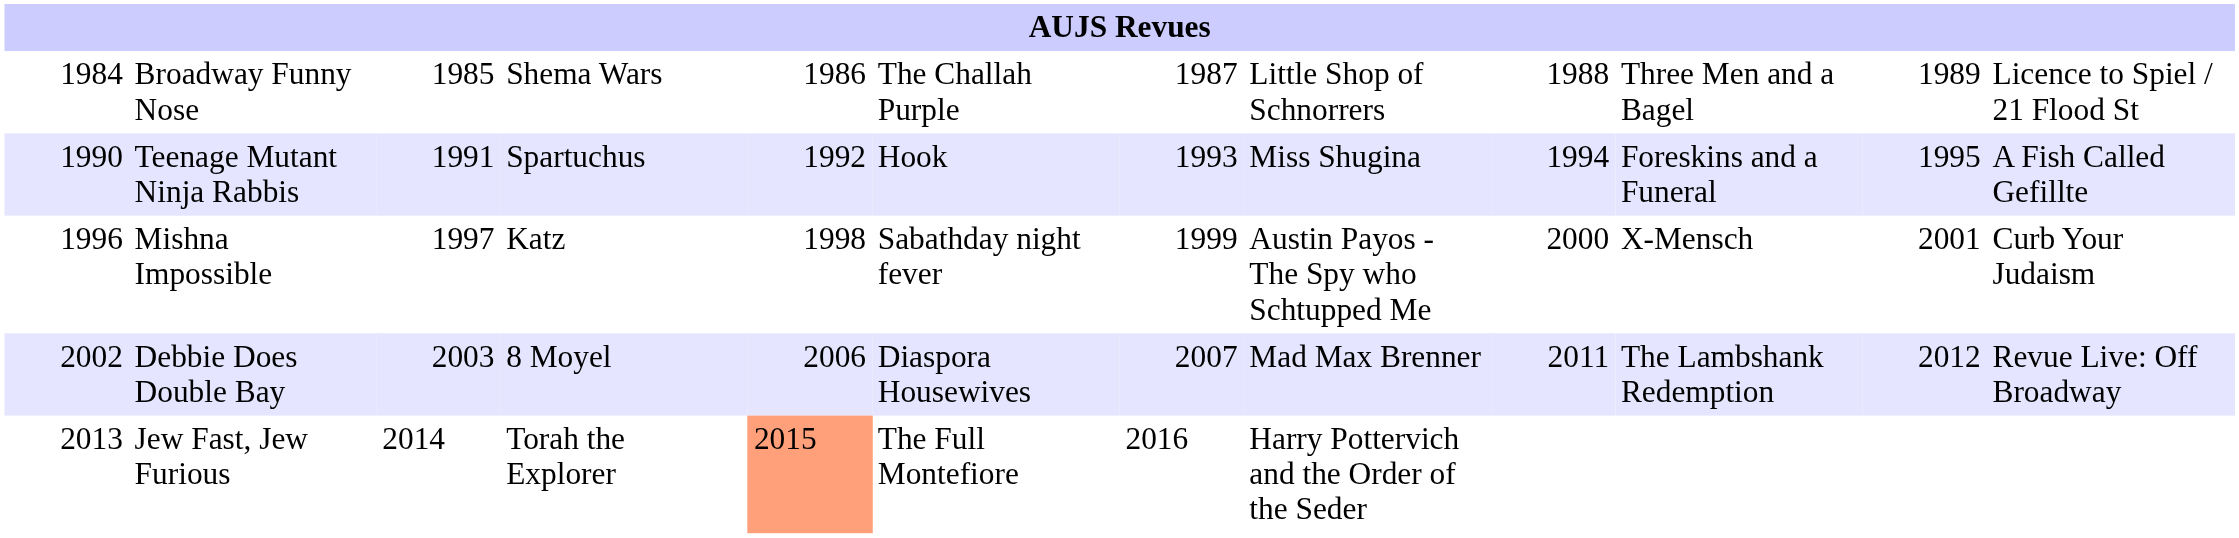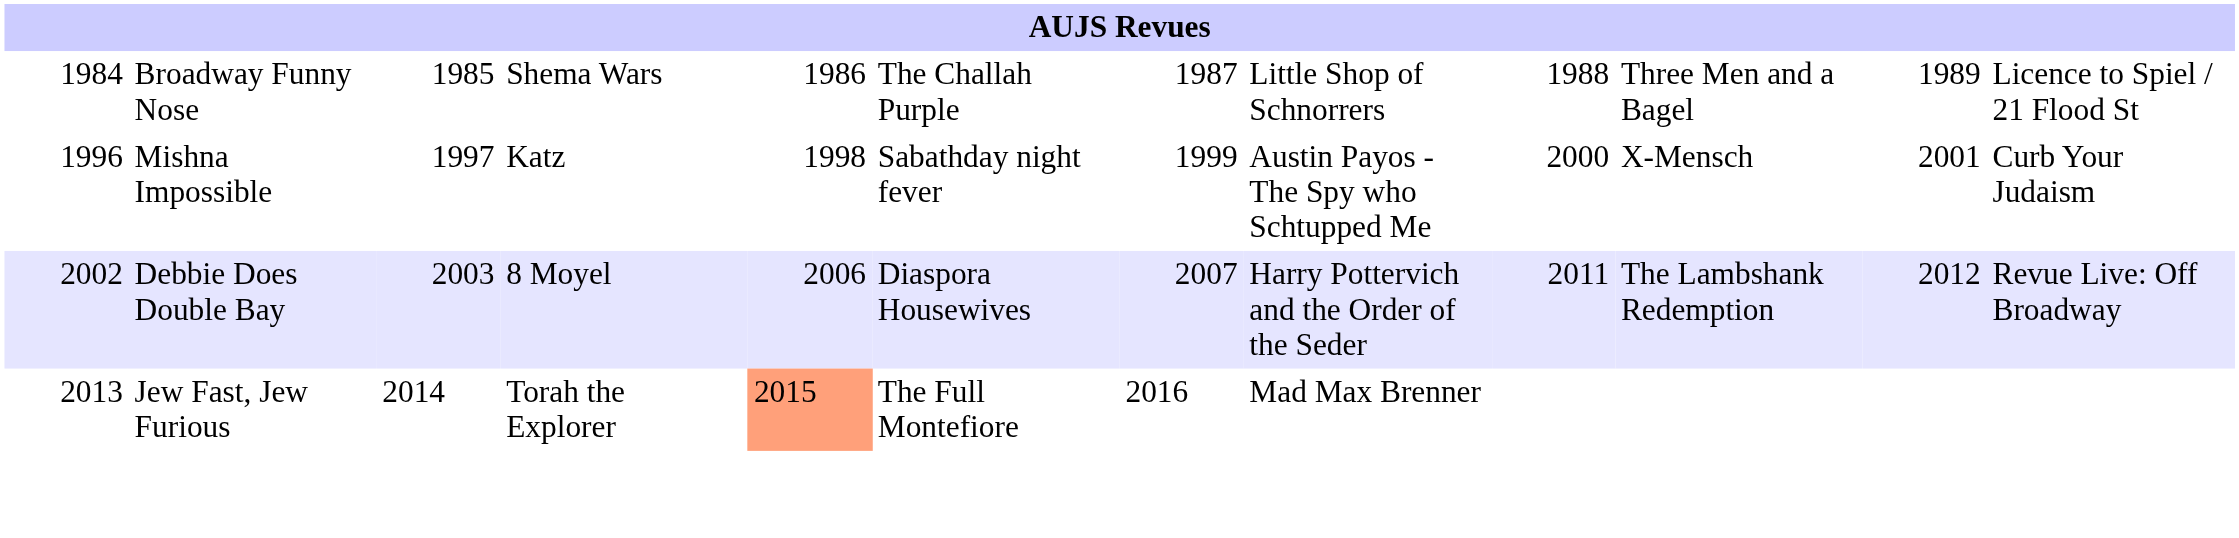- row: (236, 174)
(1365, 356) Mad Max Brenner -> (1354, 309) Harry Pottervich and the Order of the Seder
(1354, 473) Harry Pottervich and the Order of the Seder -> (1365, 391) Mad Max Brenner
